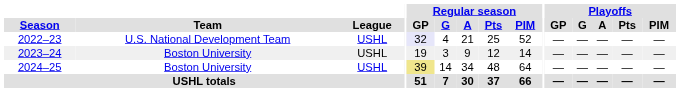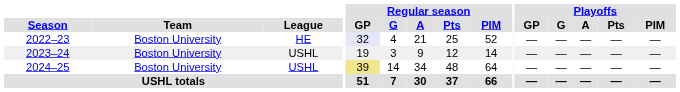(208, 39) U.S. National Development Team -> (178, 39) Boston University
(372, 39) USHL -> (303, 39) HE
